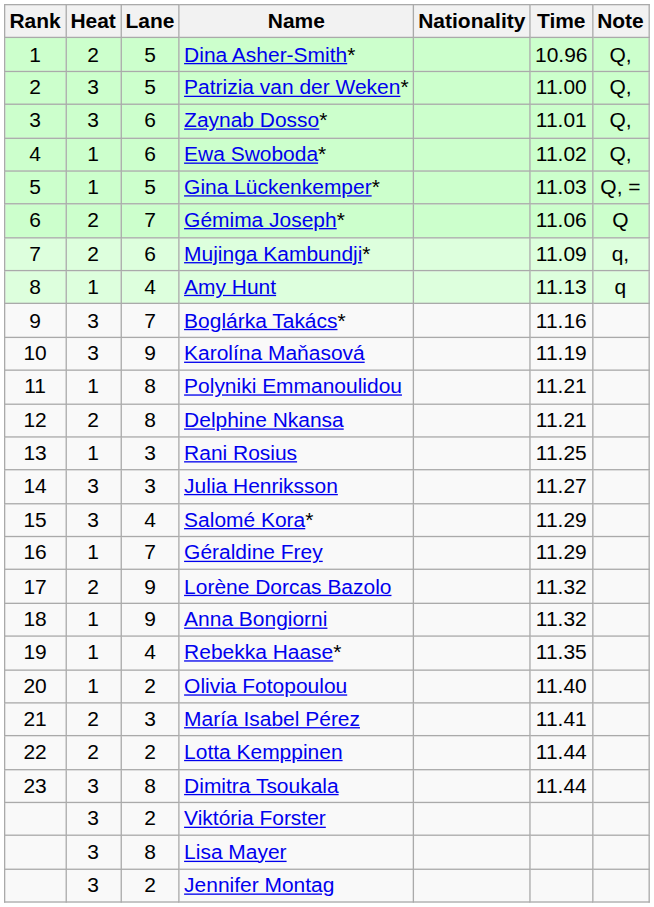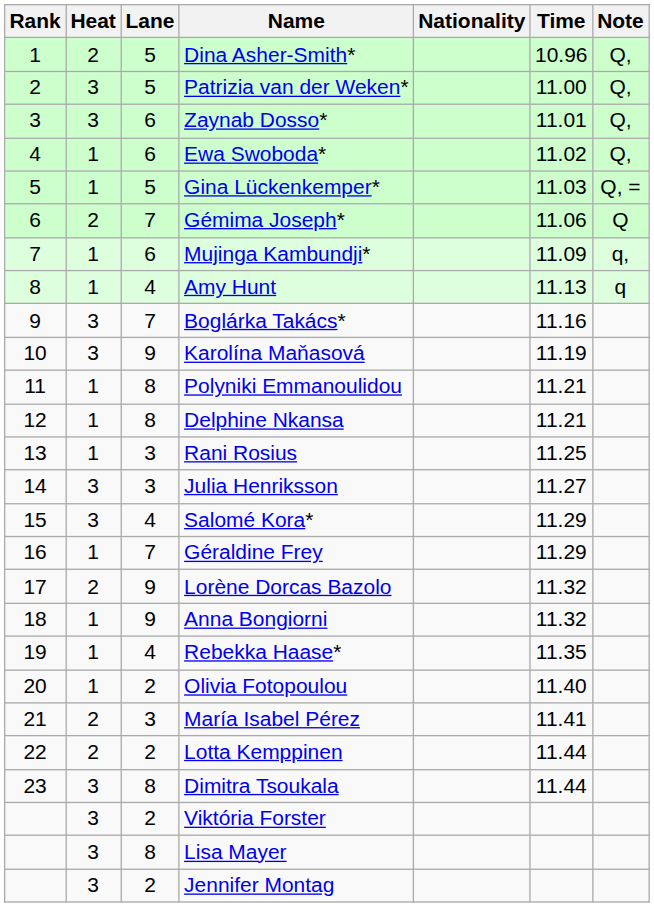(93, 253) 2 -> (93, 253) 1
(93, 420) 2 -> (93, 420) 1
